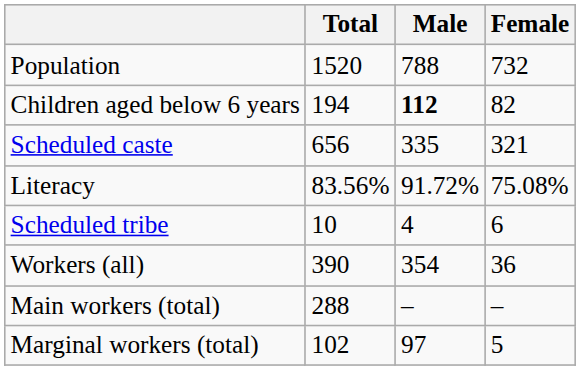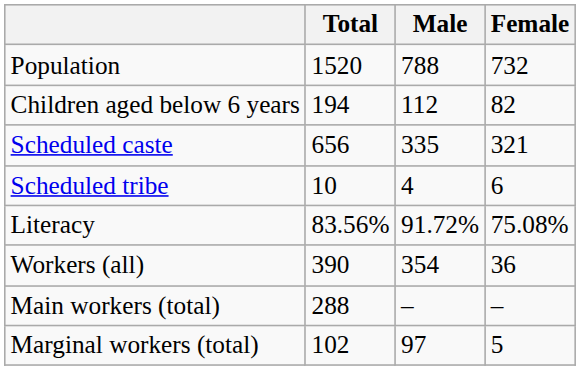(419, 104) bold -> (420, 104) normal
rows swapped: (90, 225) <-> (53, 184)
